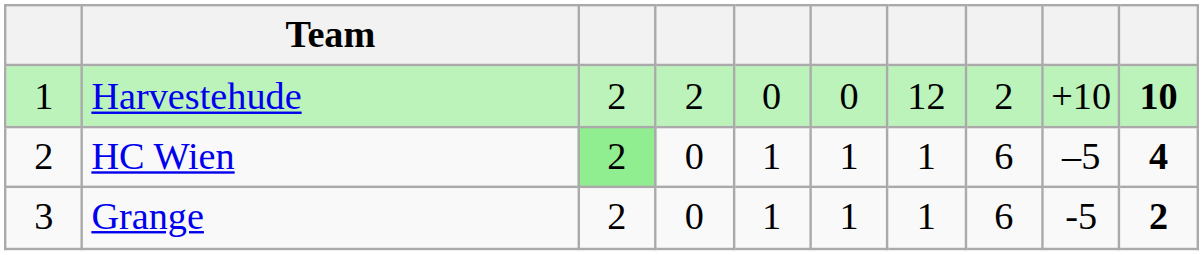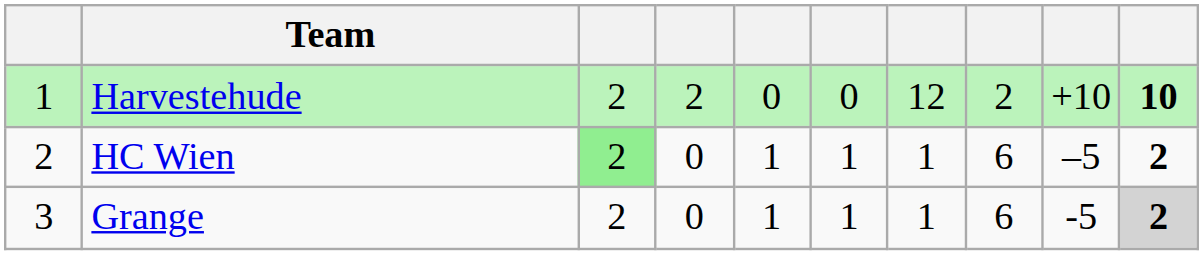(1159, 156) 4 -> (1159, 156) 2
(1159, 216) no background -> (1159, 216) lightgrey background
